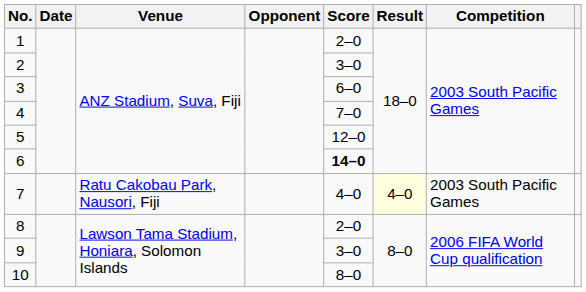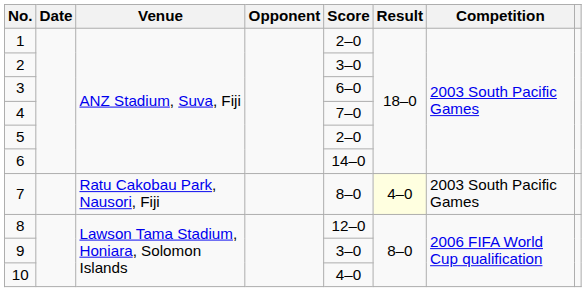(348, 137) 12–0 -> (348, 137) 2–0
(348, 161) bold -> (348, 161) normal
(348, 193) 4–0 -> (348, 193) 8–0
(348, 226) 2–0 -> (348, 226) 12–0
(348, 274) 8–0 -> (348, 274) 4–0
